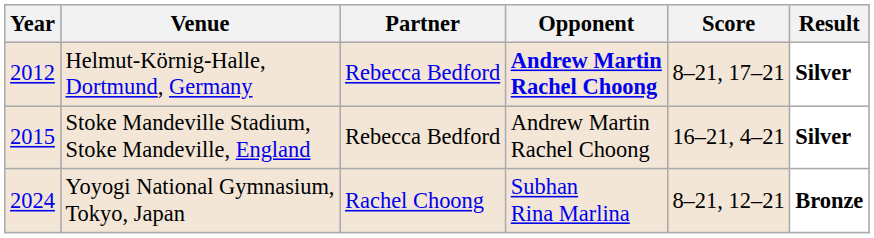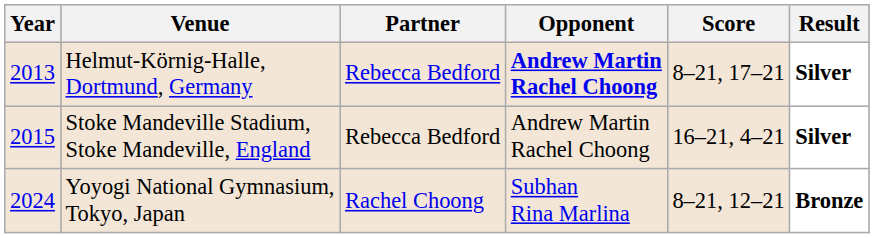(32, 73) 2012 -> (32, 73) 2013
